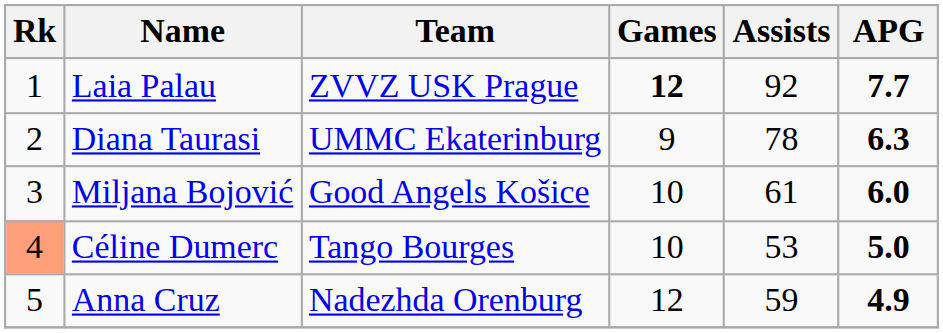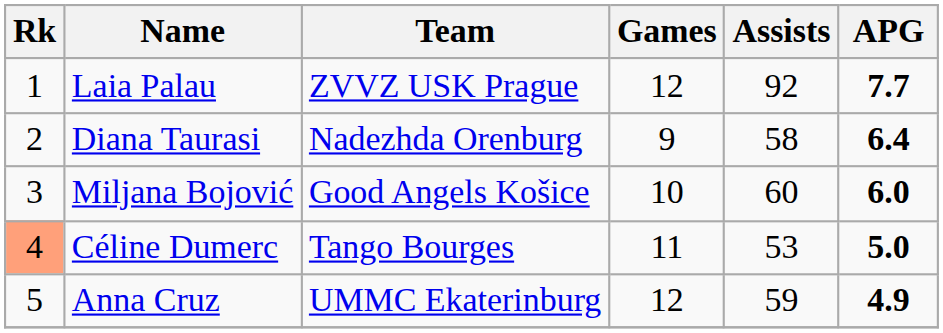(667, 85) bold -> (667, 85) normal
(455, 138) UMMC Ekaterinburg -> (446, 138) Nadezhda Orenburg
(781, 138) 78 -> (781, 138) 58
(889, 138) 6.3 -> (889, 138) 6.4
(781, 192) 61 -> (781, 192) 60
(667, 246) 10 -> (667, 246) 11
(446, 300) Nadezhda Orenburg -> (455, 300) UMMC Ekaterinburg
